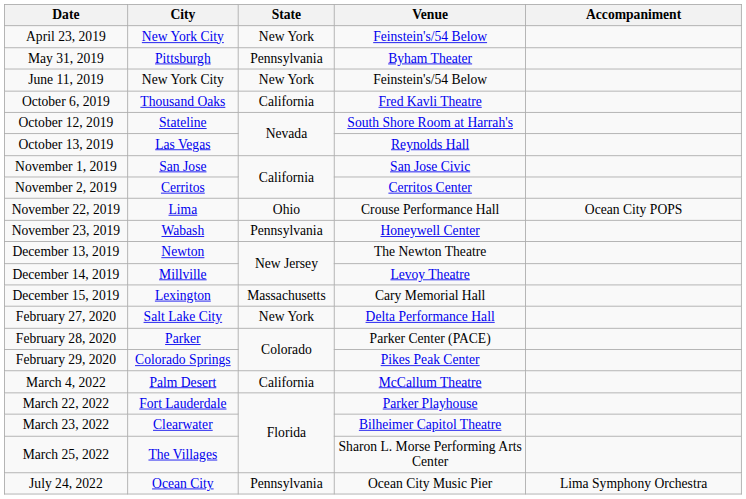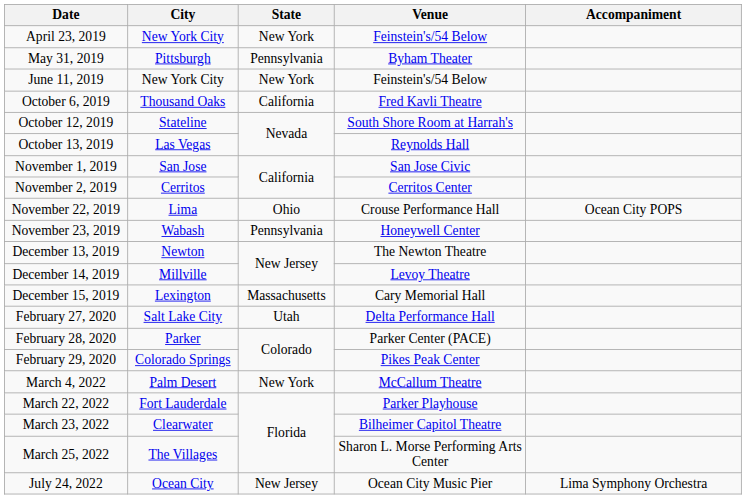(286, 317) New York -> (286, 317) Utah
(286, 381) California -> (286, 381) New York
(286, 483) Pennsylvania -> (286, 483) New Jersey
